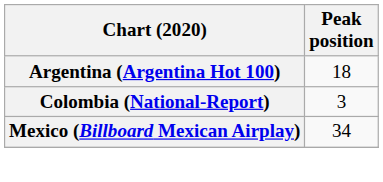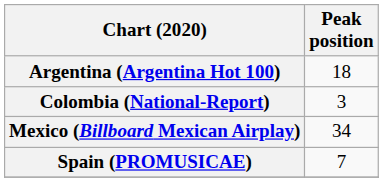+ row: (155, 161)
